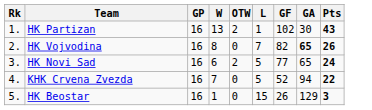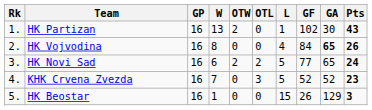+ column: (265, 13)
(258, 46) 7 -> (282, 46) 4
(282, 46) 82 -> (306, 46) 84
(306, 80) 94 -> (329, 80) 52
(329, 80) 22 -> (352, 80) 23
